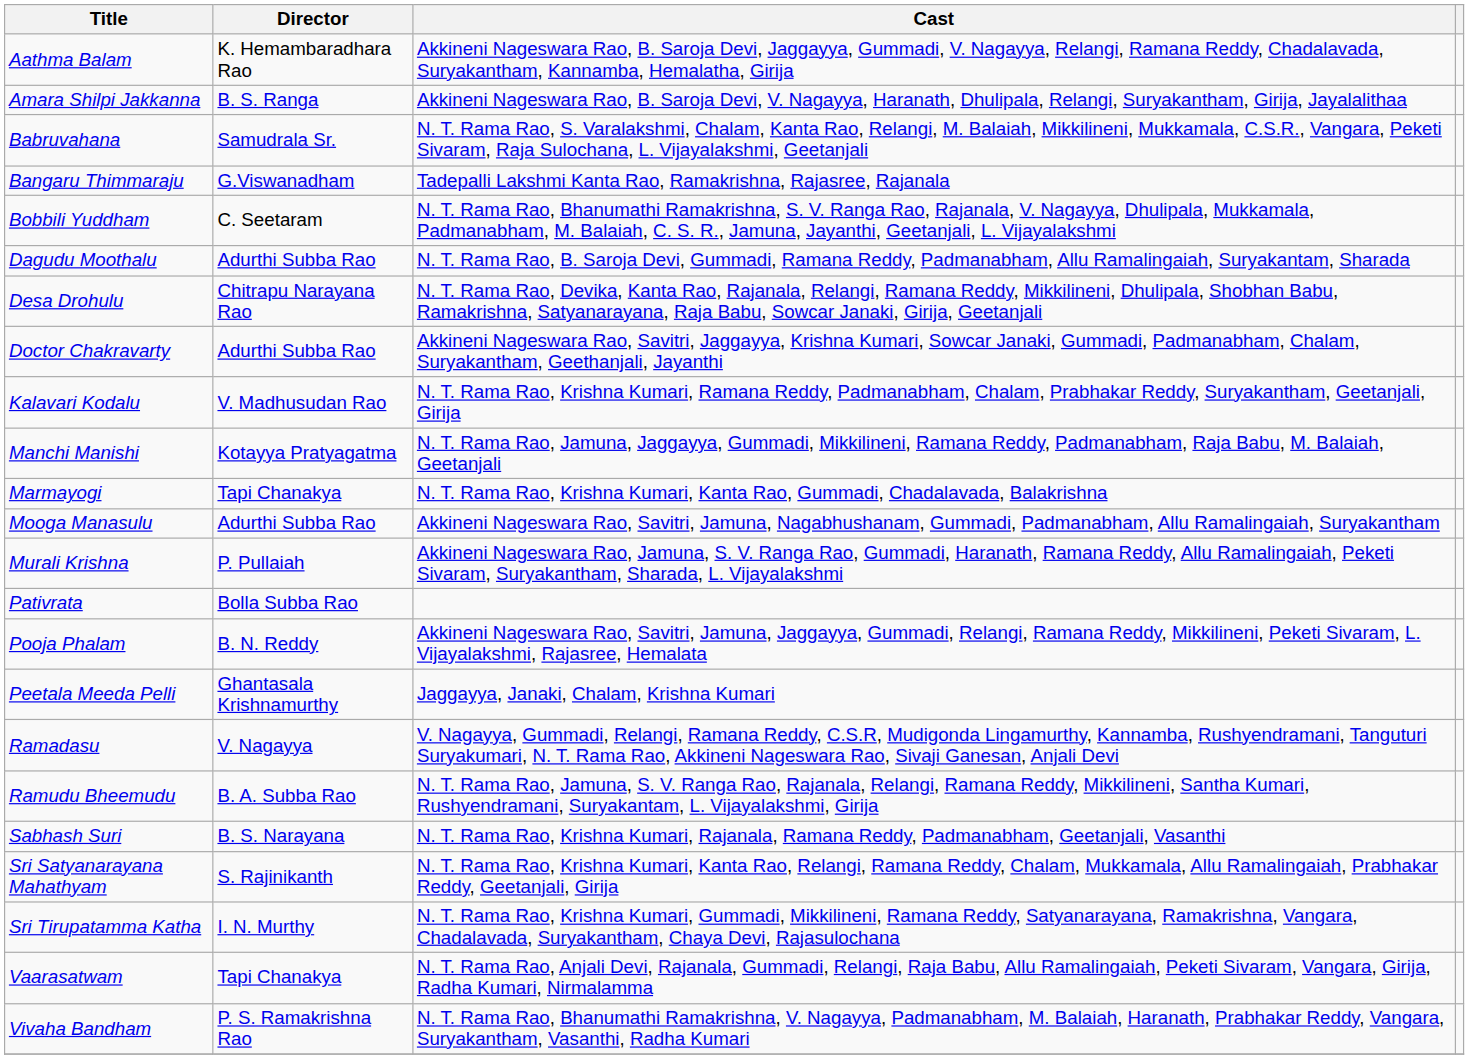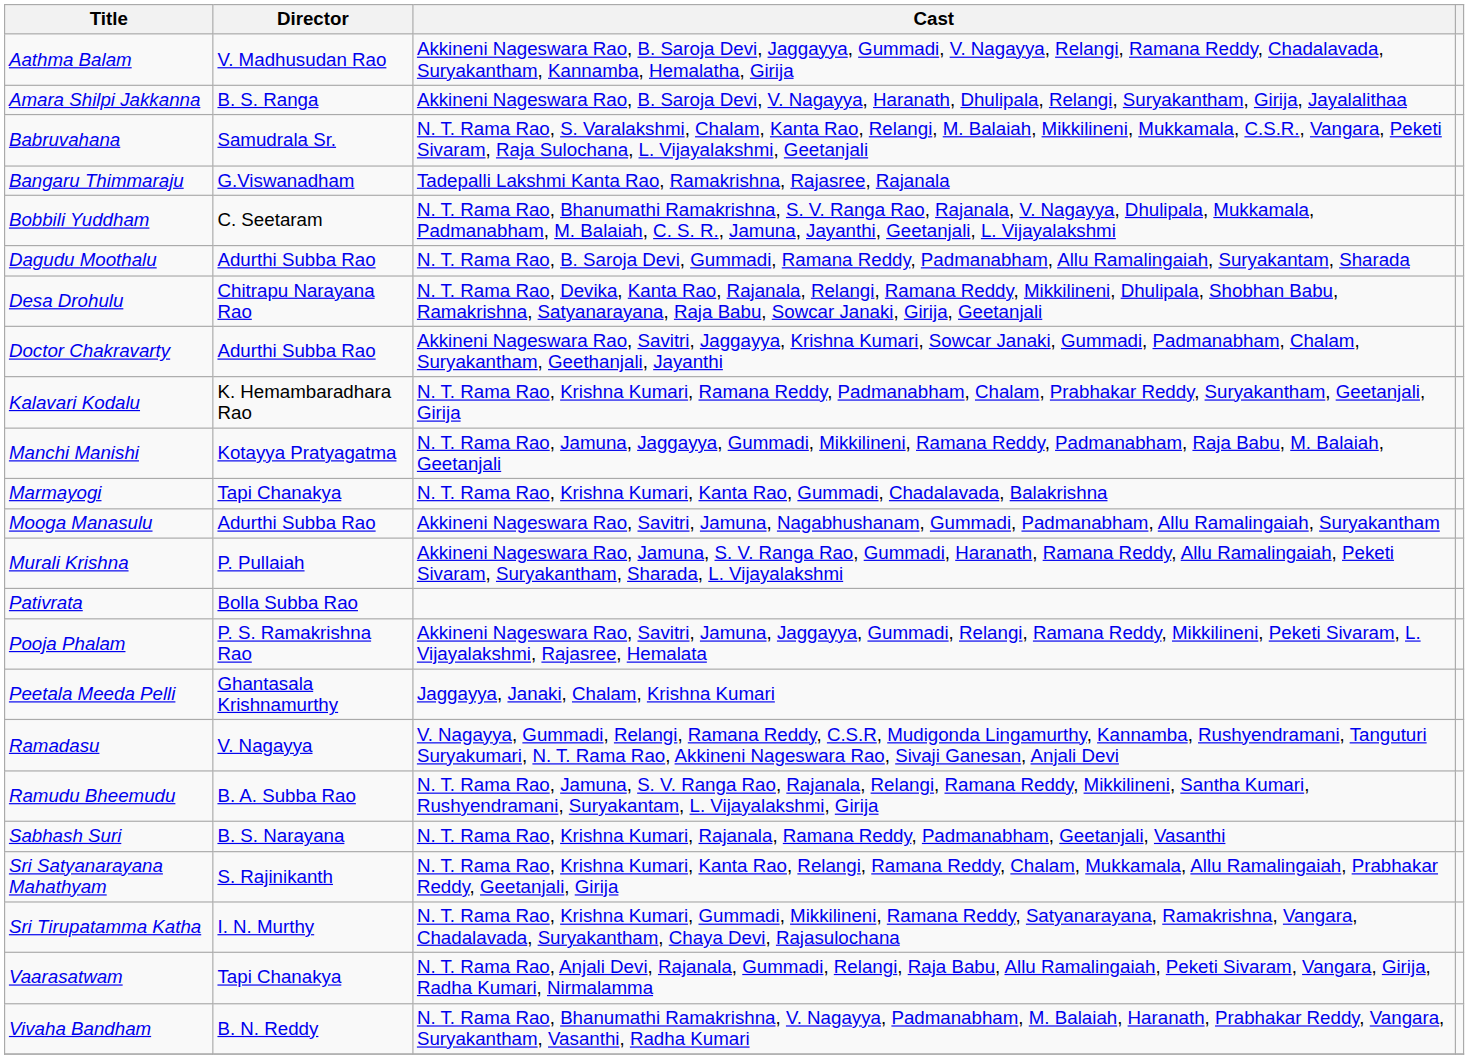(304, 59) K. Hemambaradhara Rao -> (302, 59) V. Madhusudan Rao
(302, 402) V. Madhusudan Rao -> (304, 402) K. Hemambaradhara Rao
(268, 643) B. N. Reddy -> (294, 643) P. S. Ramakrishna Rao
(294, 1028) P. S. Ramakrishna Rao -> (268, 1028) B. N. Reddy
